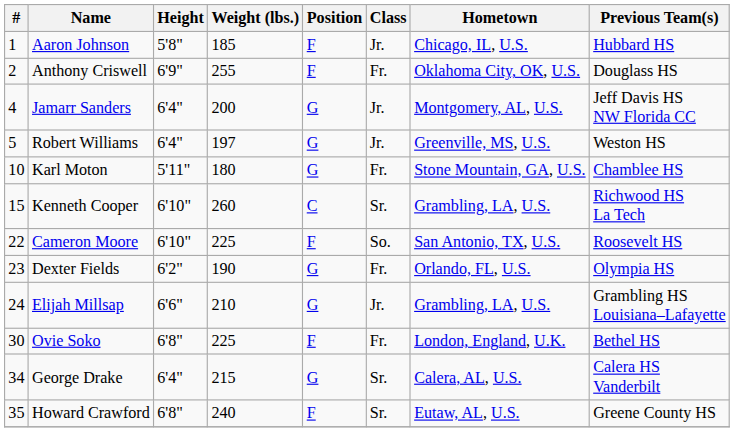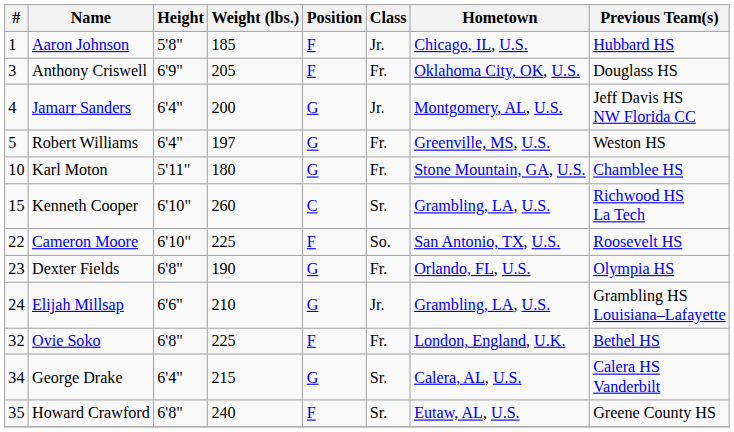(12, 71) 2 -> (12, 71) 3
(224, 71) 255 -> (224, 71) 205
(377, 143) Jr. -> (379, 143) Fr.
(170, 269) 6'2" -> (170, 269) 6'8"
(16, 341) 30 -> (16, 341) 32
